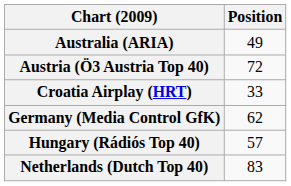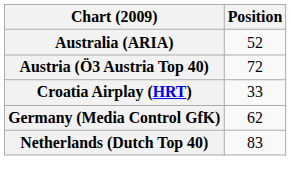(255, 42) 49 -> (255, 42) 52
- row: (114, 142)
